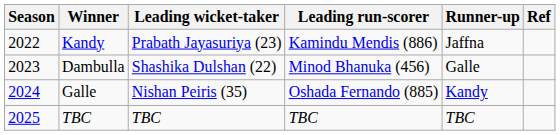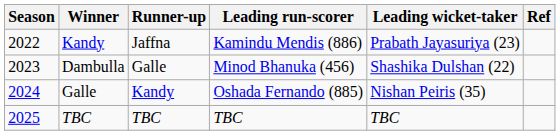columns swapped: (483, 17) <-> (207, 17)
